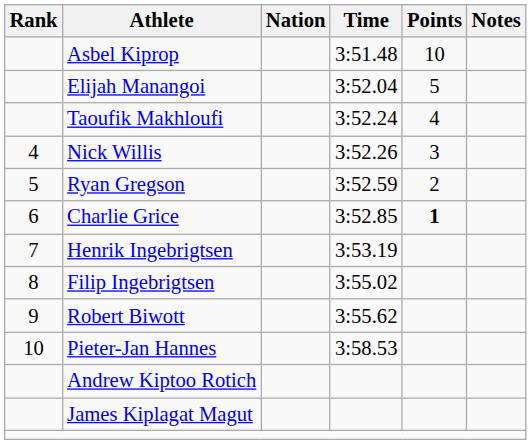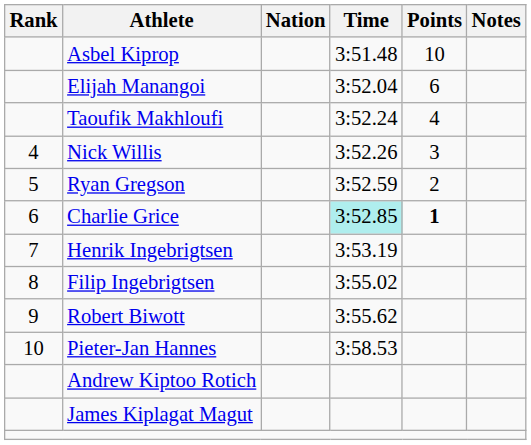(434, 86) 5 -> (434, 86) 6
(366, 217) no background -> (366, 217) paleturquoise background
